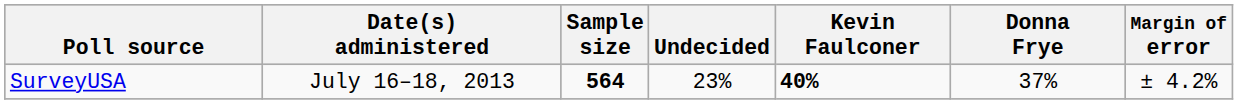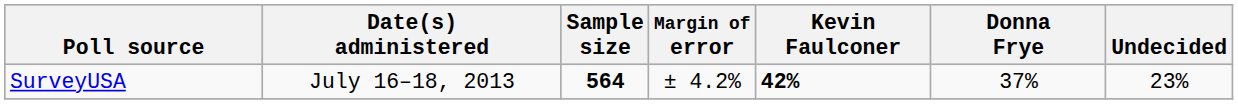columns swapped: (1179, 36) <-> (712, 47)
(799, 82) 40% -> (780, 82) 42%
